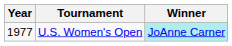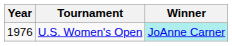(20, 31) 1977 -> (20, 31) 1976
